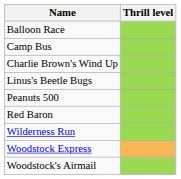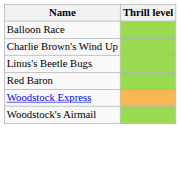- row: (29, 47)
- row: (33, 98)
- row: (41, 132)
